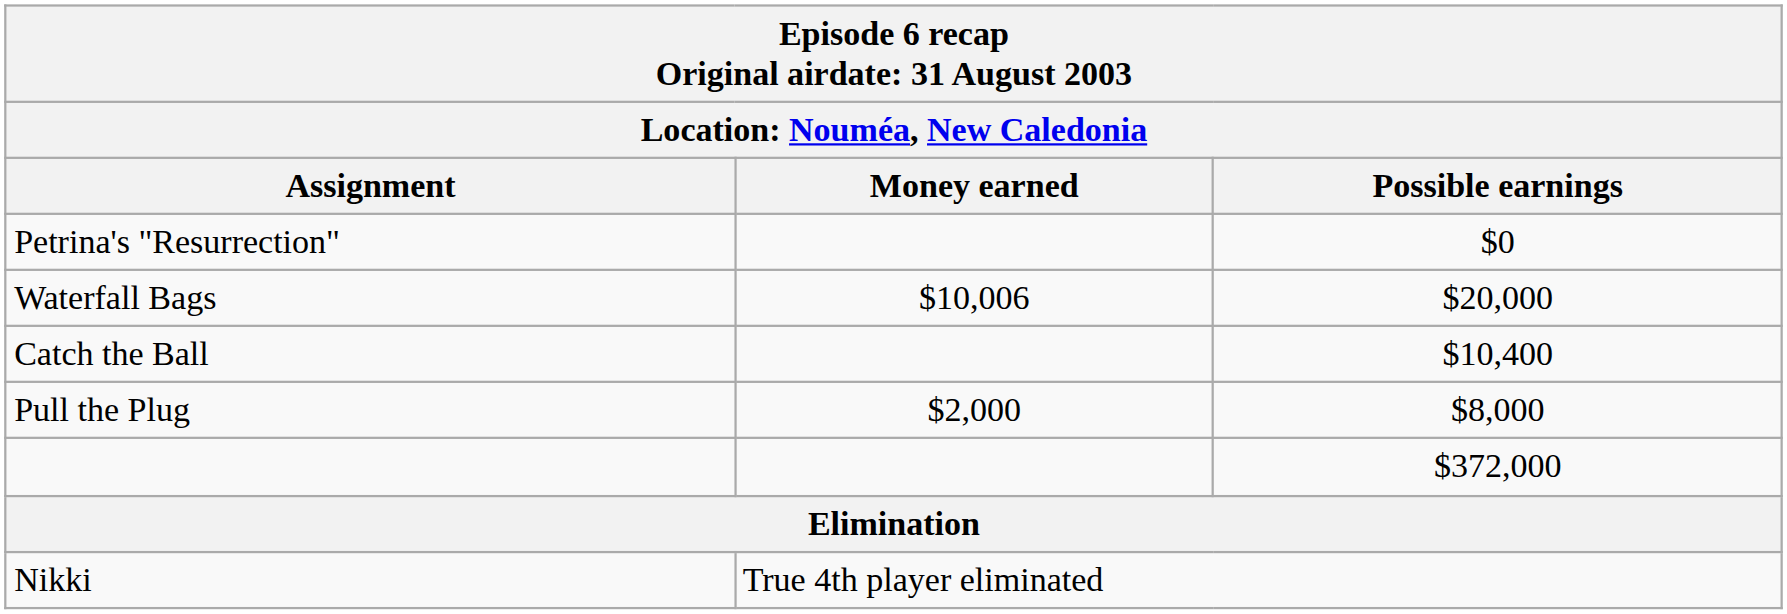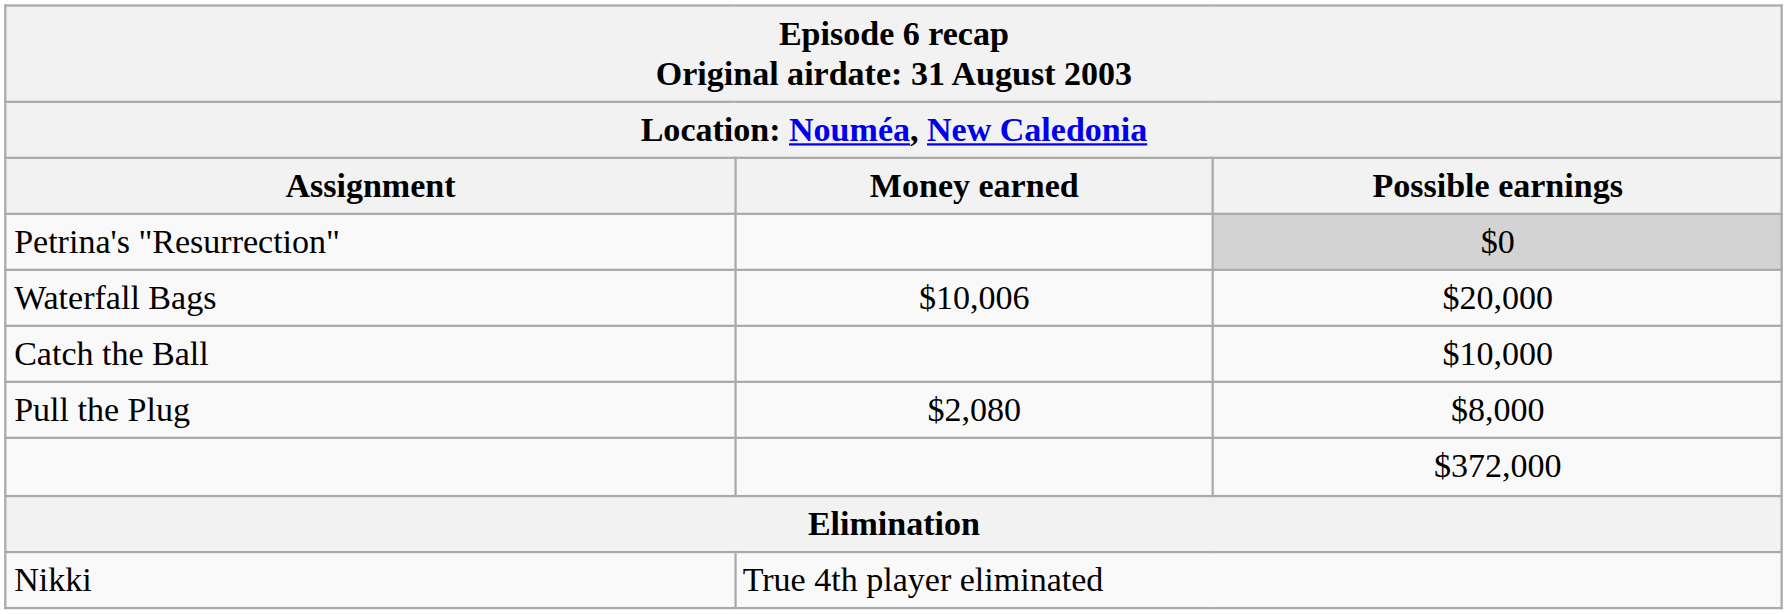(1498, 241) no background -> (1498, 241) lightgrey background
(1498, 353) $10,400 -> (1498, 353) $10,000
(974, 410) $2,000 -> (974, 410) $2,080
